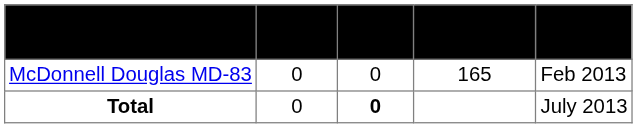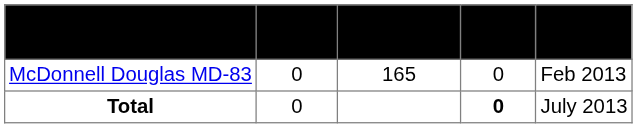columns swapped: (375, 31) <-> (475, 31)
